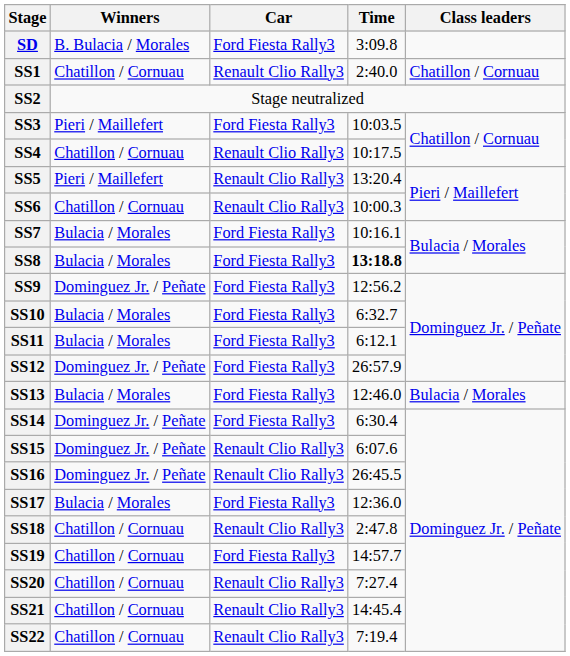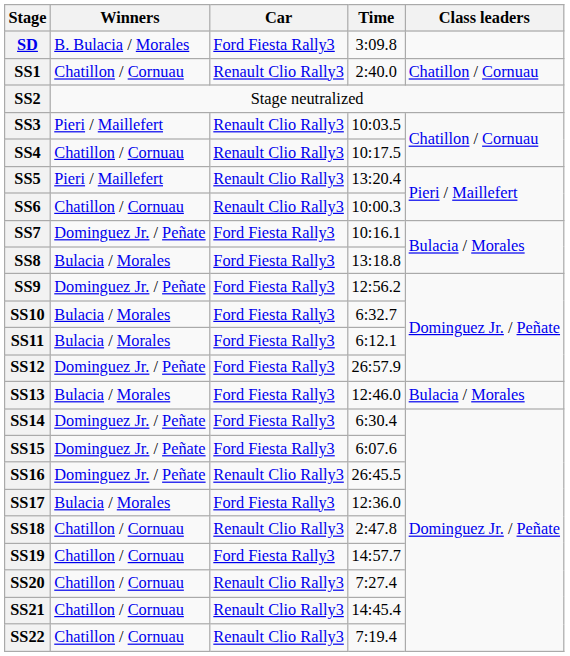(274, 125) Ford Fiesta Rally3 -> (279, 125) Renault Clio Rally3
(112, 232) Bulacia / Morales -> (130, 232) Dominguez Jr. / Peñate
(377, 259) bold -> (376, 259) normal
(279, 448) Renault Clio Rally3 -> (274, 448) Ford Fiesta Rally3
